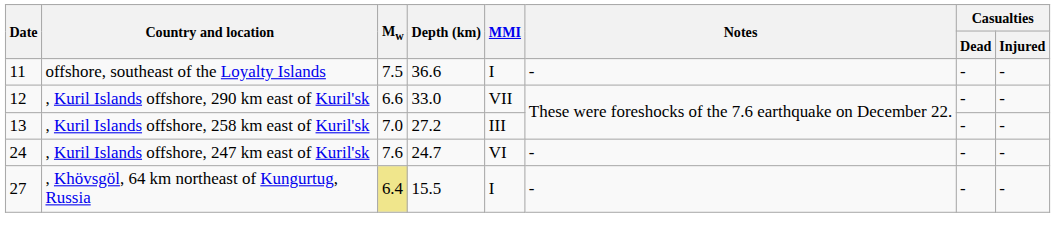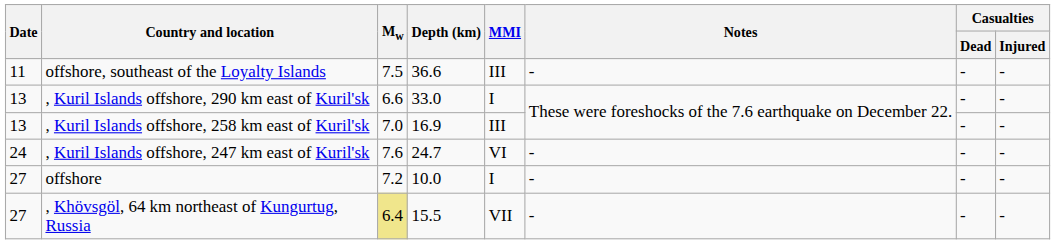(492, 71) I -> (497, 71) III
(18, 98) 12 -> (18, 98) 13
(501, 98) VII -> (492, 98) I
(426, 125) 27.2 -> (426, 125) 16.9
+ row: (74, 179)
(492, 188) I -> (501, 215) VII
